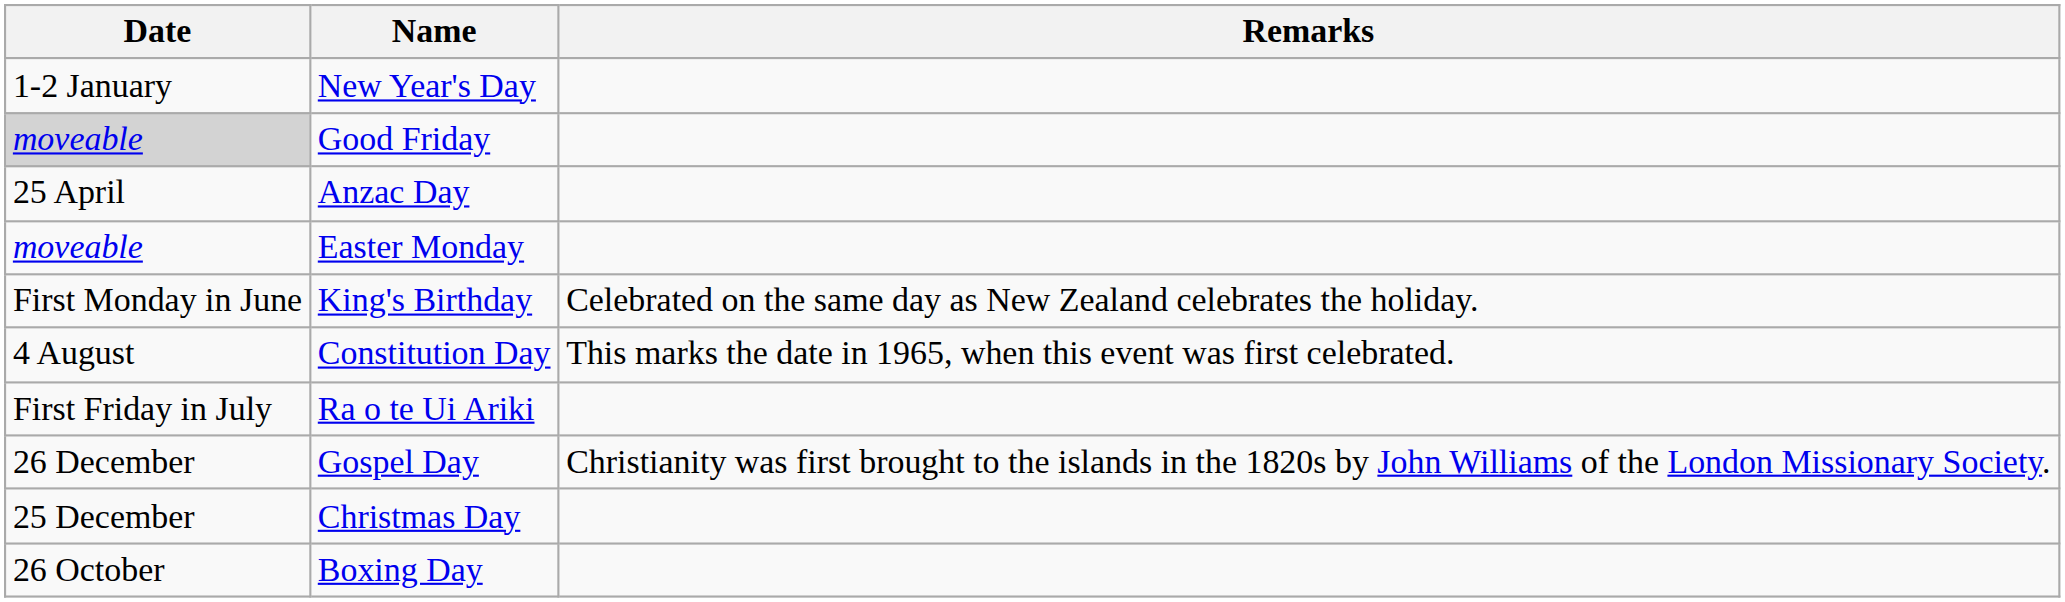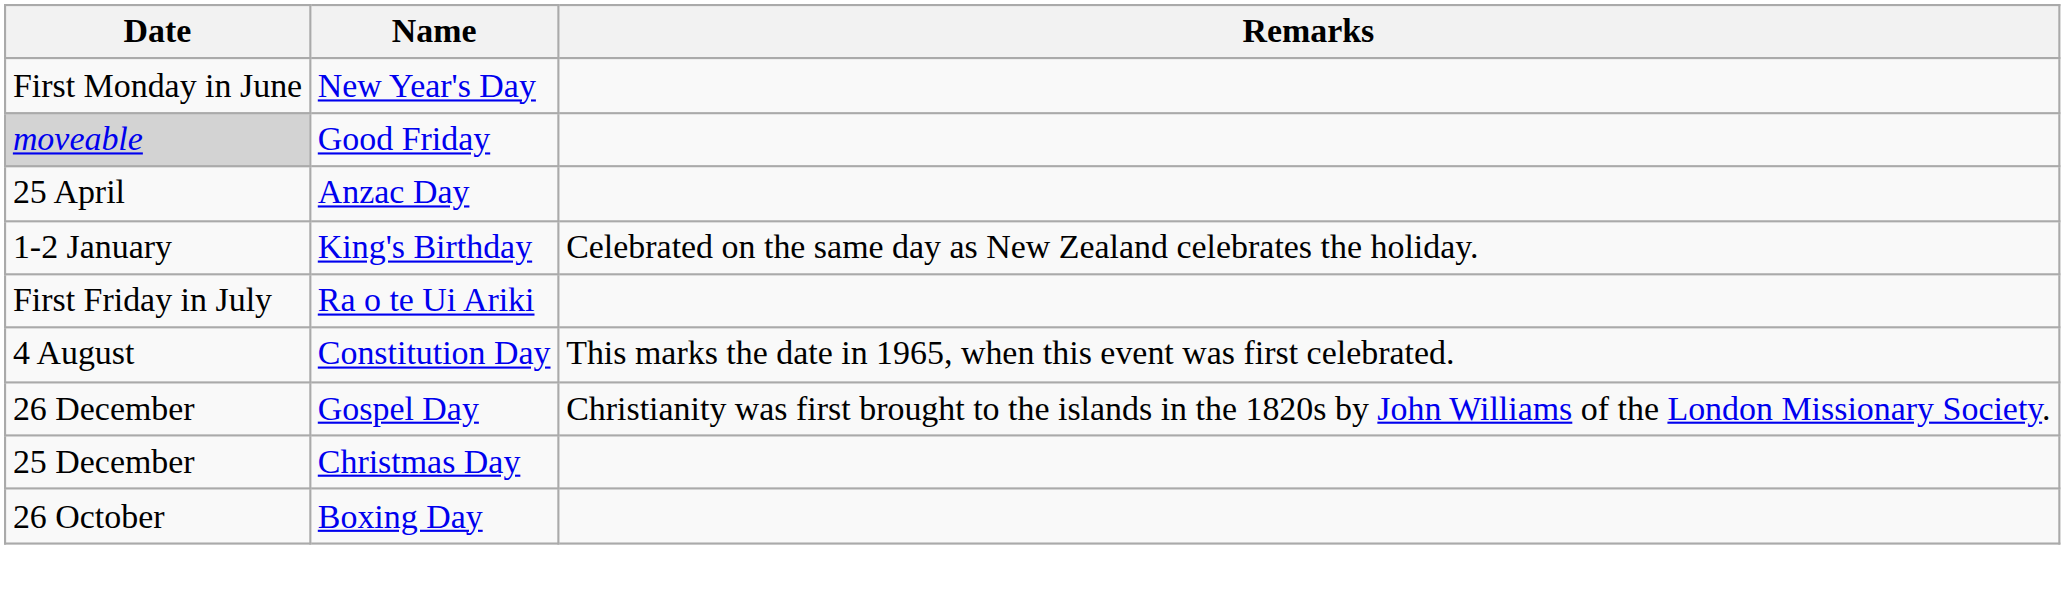(92, 85) 1-2 January -> (158, 85) First Monday in June
- row: (421, 246)
(158, 300) First Monday in June -> (92, 246) 1-2 January
rows swapped: (426, 407) <-> (434, 354)
